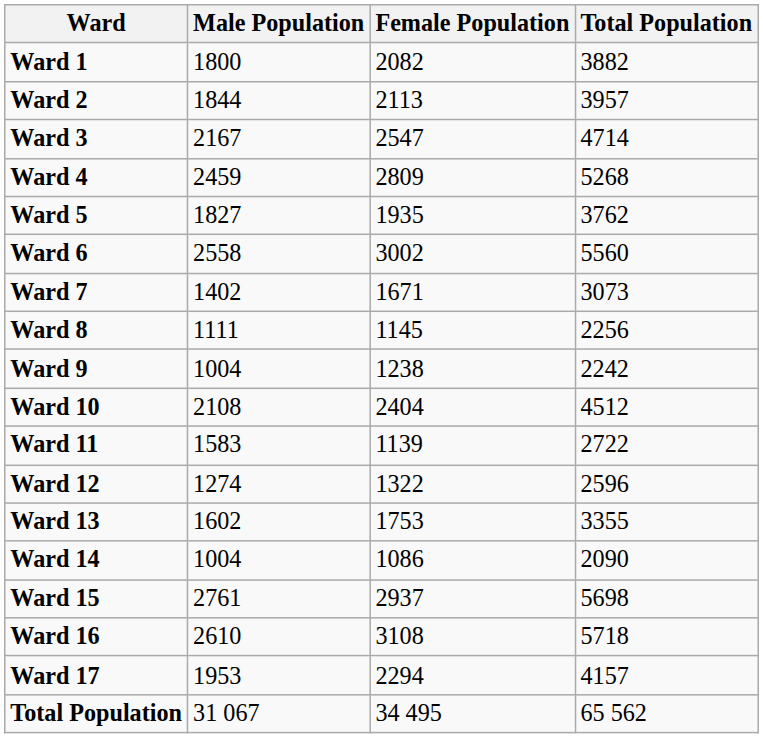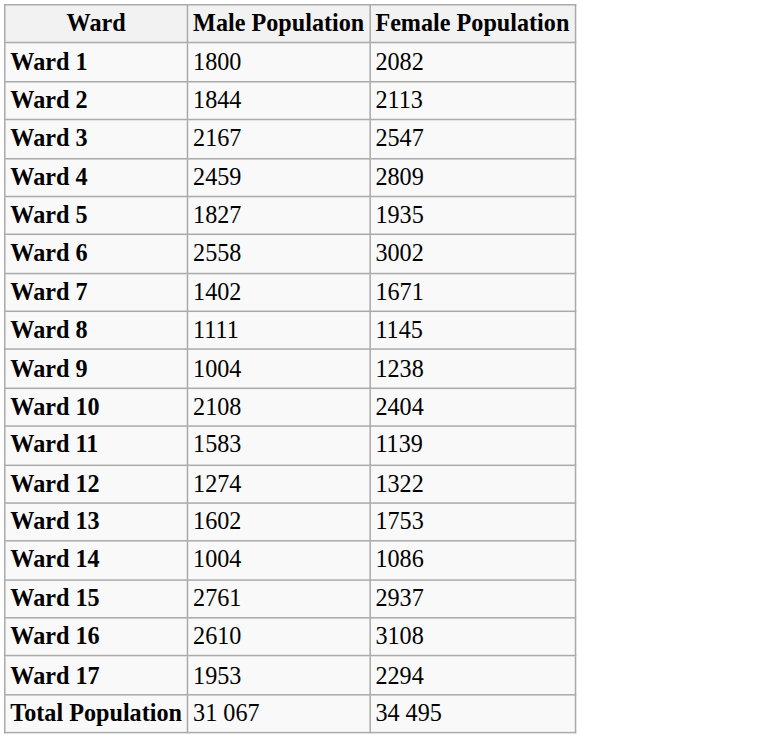- column: (666, 23)
